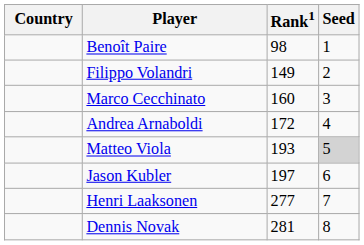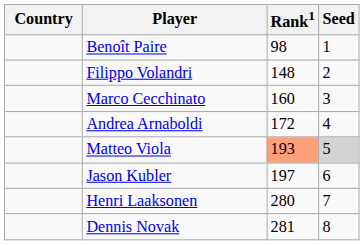(283, 72) 149 -> (283, 72) 148
(283, 149) no background -> (283, 149) lightsalmon background
(283, 201) 277 -> (283, 201) 280
